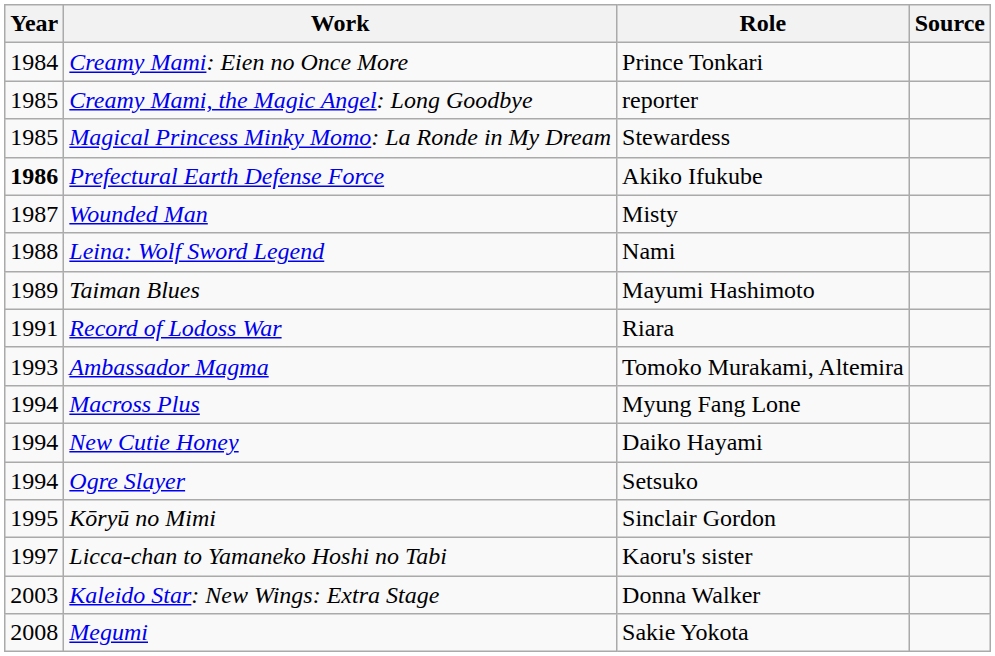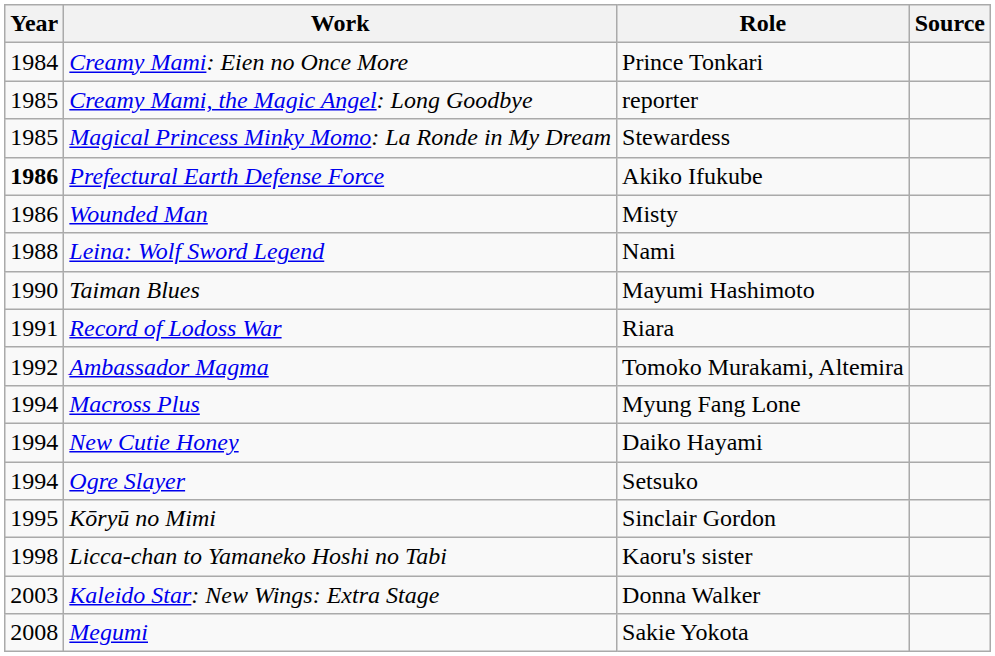(34, 213) 1987 -> (34, 213) 1986
(34, 289) 1989 -> (34, 289) 1990
(34, 366) 1993 -> (34, 366) 1992
(34, 556) 1997 -> (34, 556) 1998
